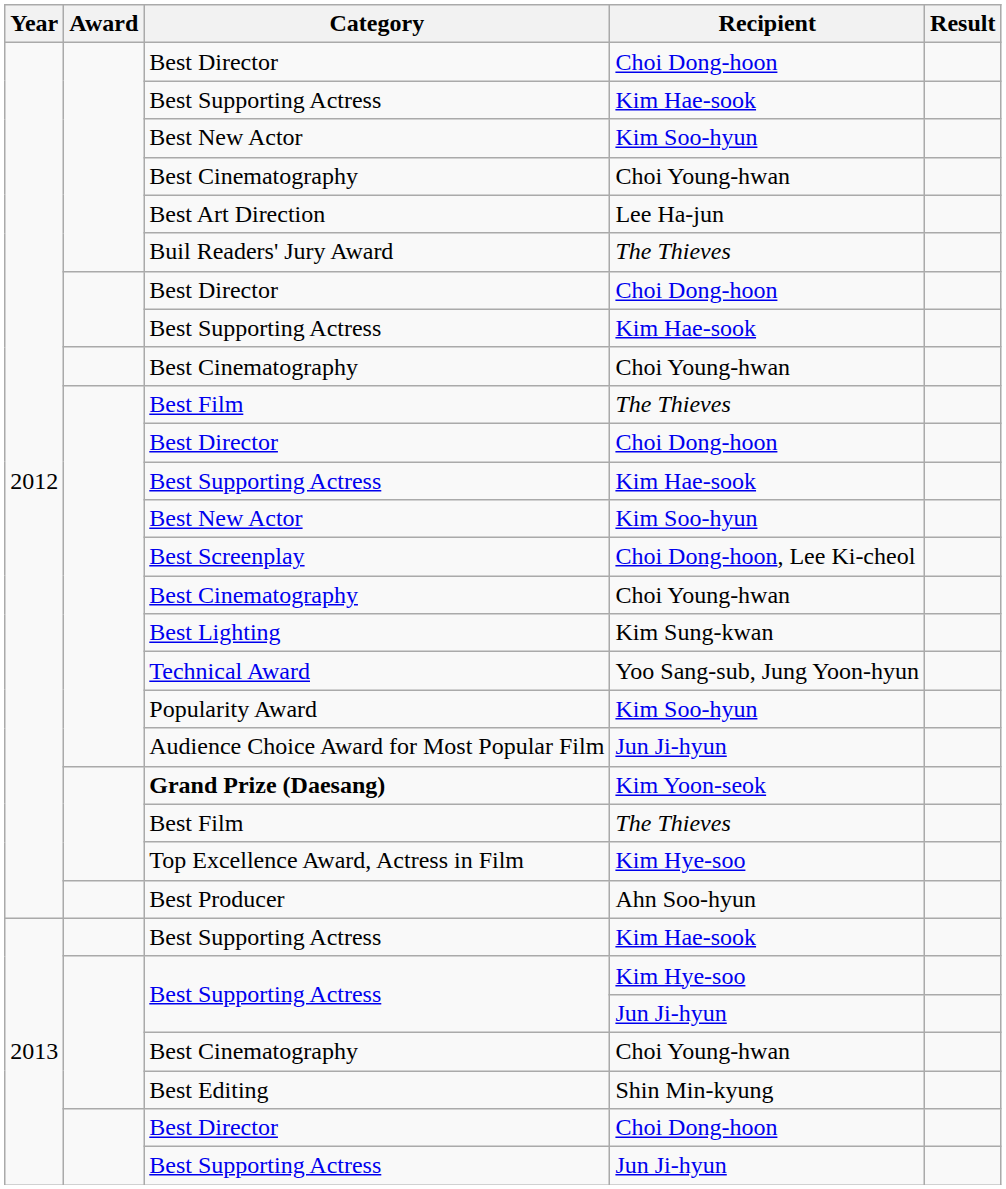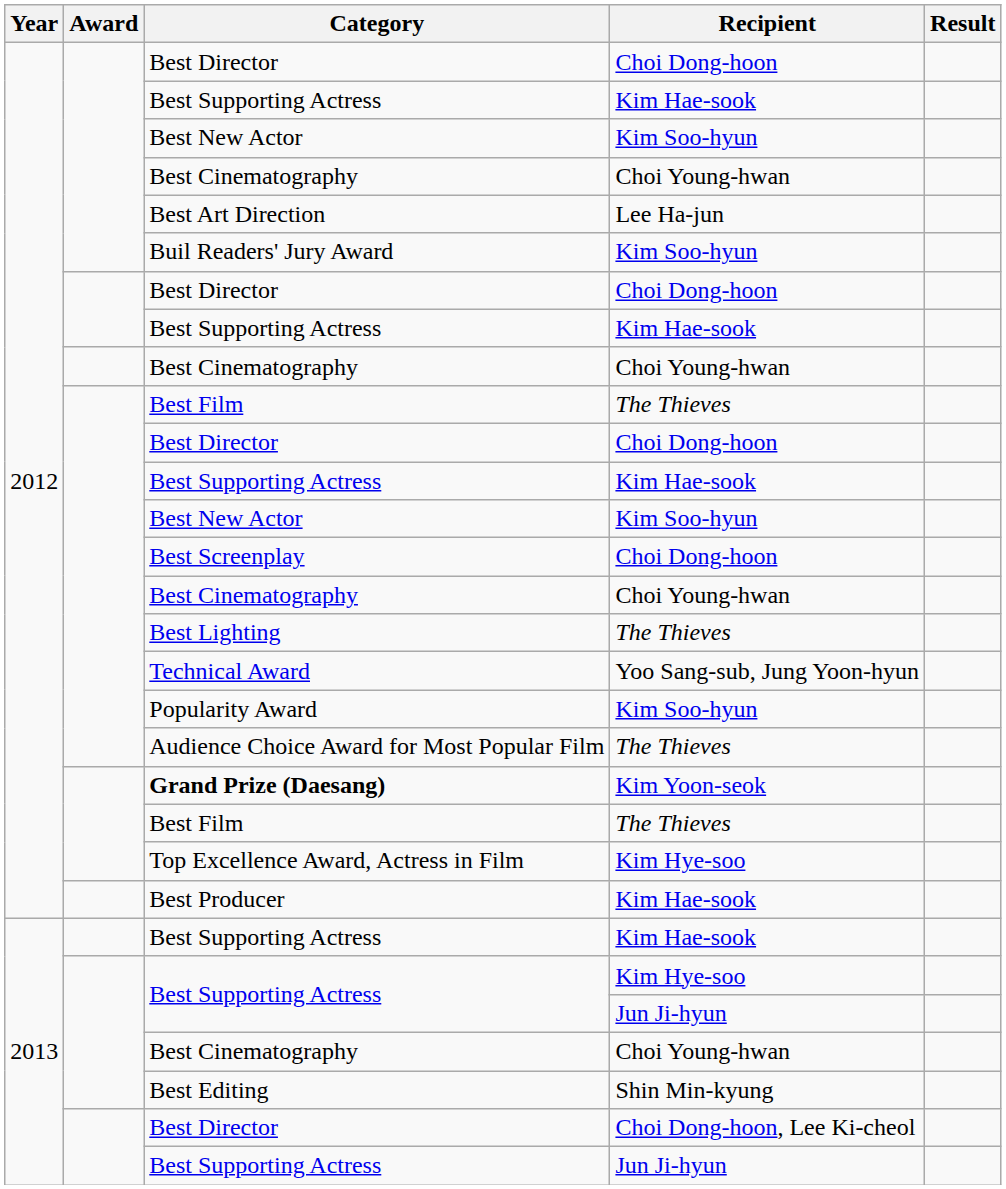(673, 251) The Thieves -> (686, 251) Kim Soo-hyun
(765, 556) Choi Dong-hoon, Lee Ki-cheol -> (696, 556) Choi Dong-hoon
(694, 632) Kim Sung-kwan -> (673, 632) The Thieves
(671, 746) Jun Ji-hyun -> (673, 746) The Thieves
(686, 898) Ahn Soo-hyun -> (686, 898) Kim Hae-sook
(696, 1127) Choi Dong-hoon -> (765, 1127) Choi Dong-hoon, Lee Ki-cheol
